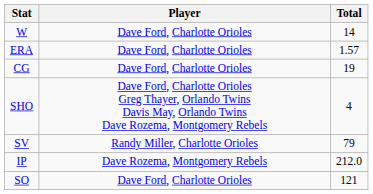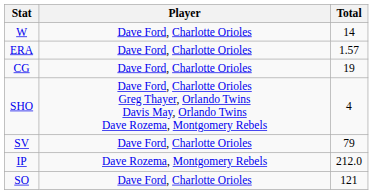(185, 143) Randy Miller, Charlotte Orioles -> (185, 143) Dave Ford, Charlotte Orioles
